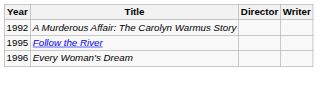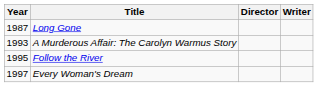+ row: (57, 27)
(17, 27) 1992 -> (17, 43) 1993
(17, 58) 1996 -> (17, 74) 1997
